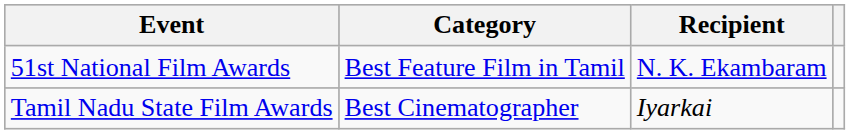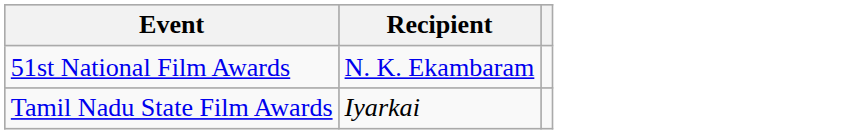- column: (485, 25)
